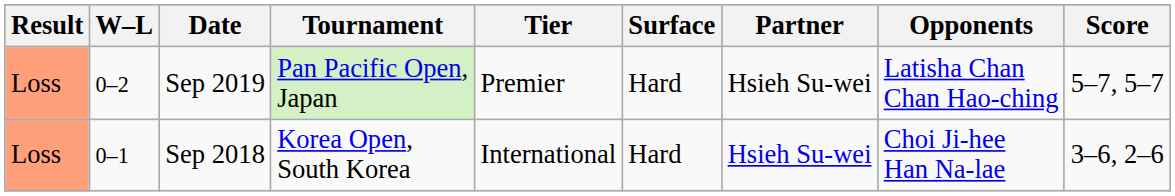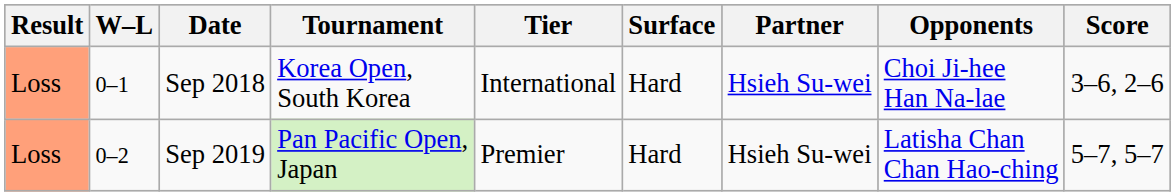rows swapped: (215, 154) <-> (215, 82)
